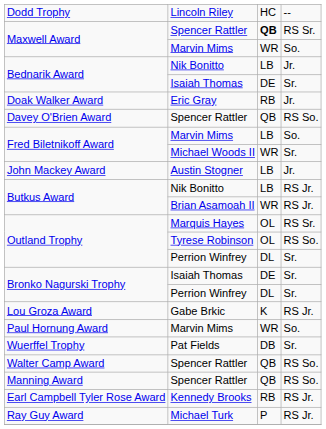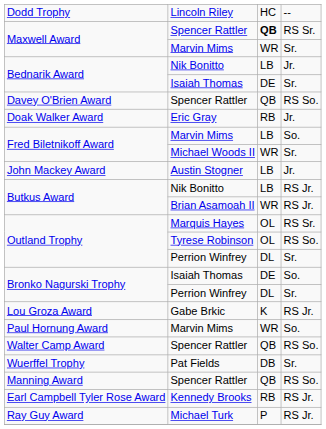(292, 48) So. -> (290, 48) Sr.
rows swapped: (59, 118) <-> (55, 100)
(290, 275) Sr. -> (292, 275) So.
rows swapped: (46, 345) <-> (56, 363)
